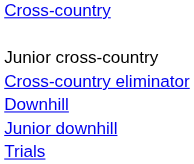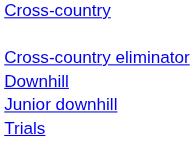- row: (81, 57)
